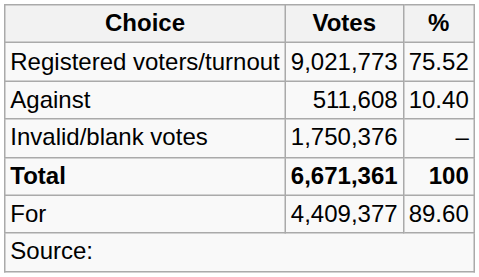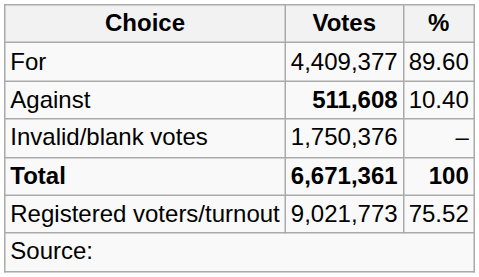rows swapped: (28, 213) <-> (145, 61)
(355, 99) normal -> (355, 99) bold
